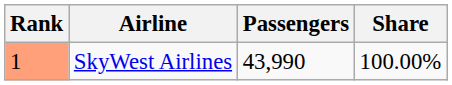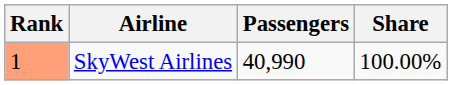(274, 61) 43,990 -> (274, 61) 40,990
